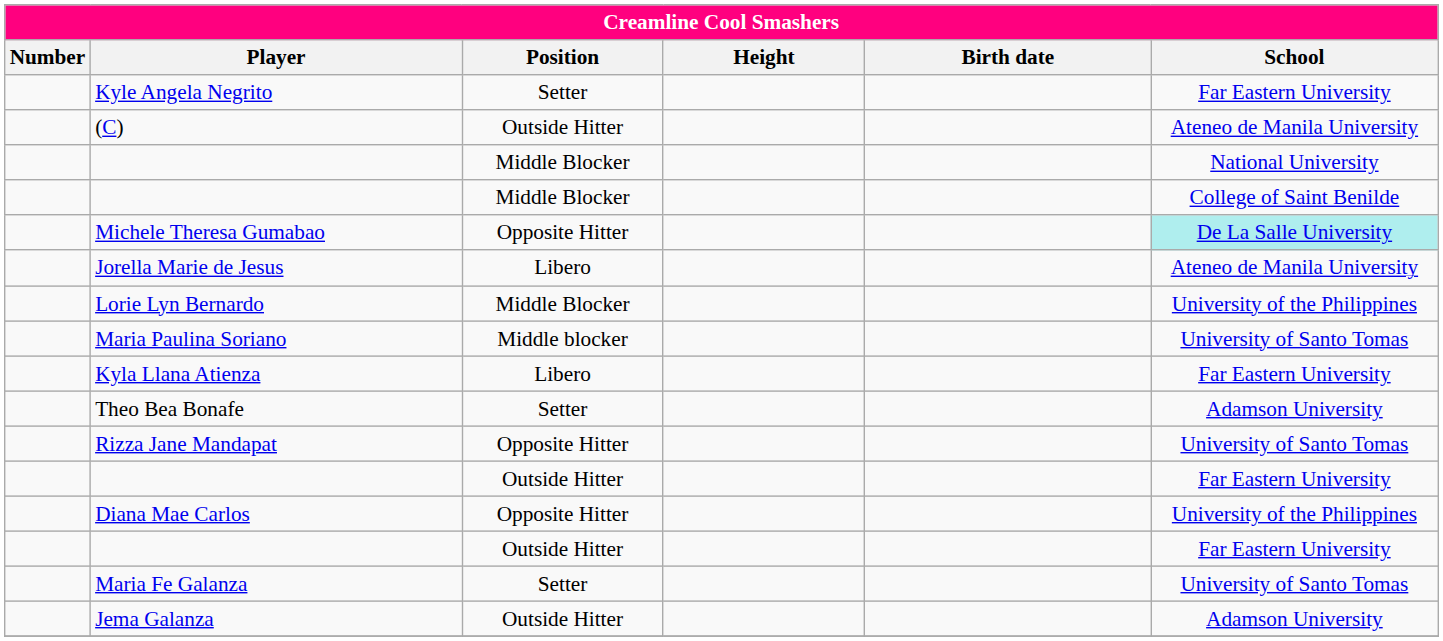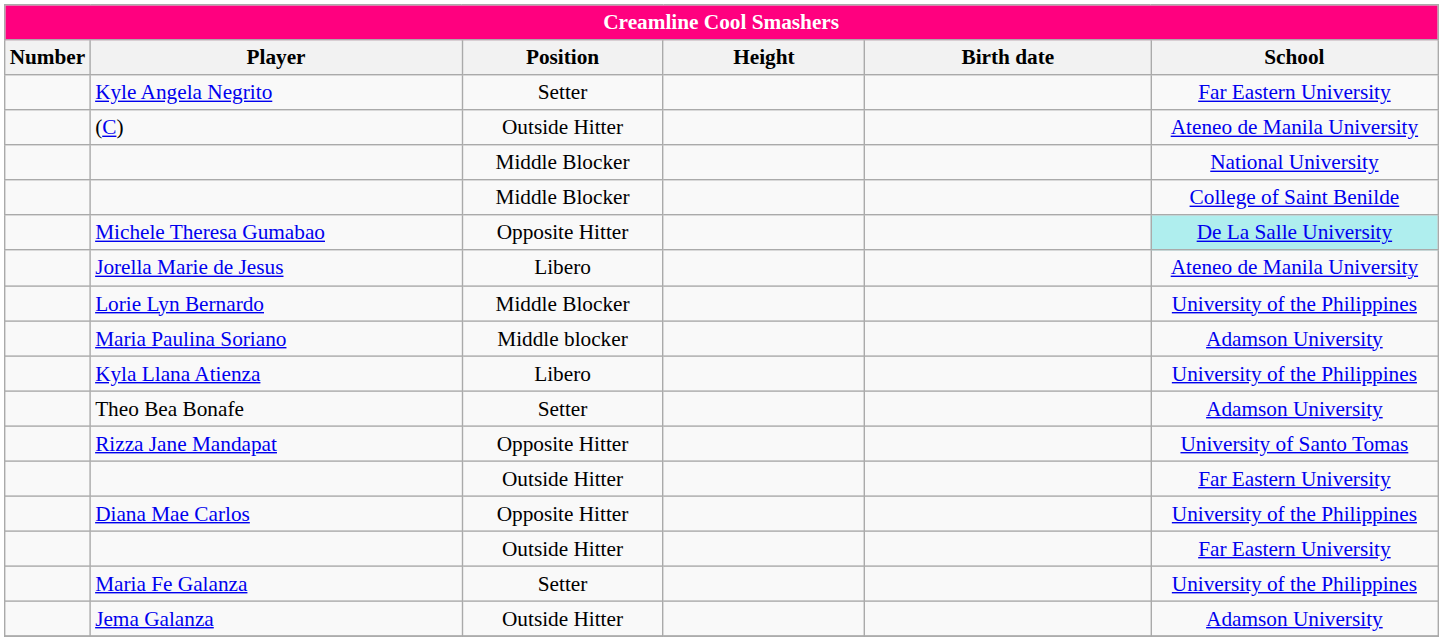(1294, 338) University of Santo Tomas -> (1294, 338) Adamson University
(1294, 373) Far Eastern University -> (1294, 373) University of the Philippines
(1294, 583) University of Santo Tomas -> (1294, 583) University of the Philippines
